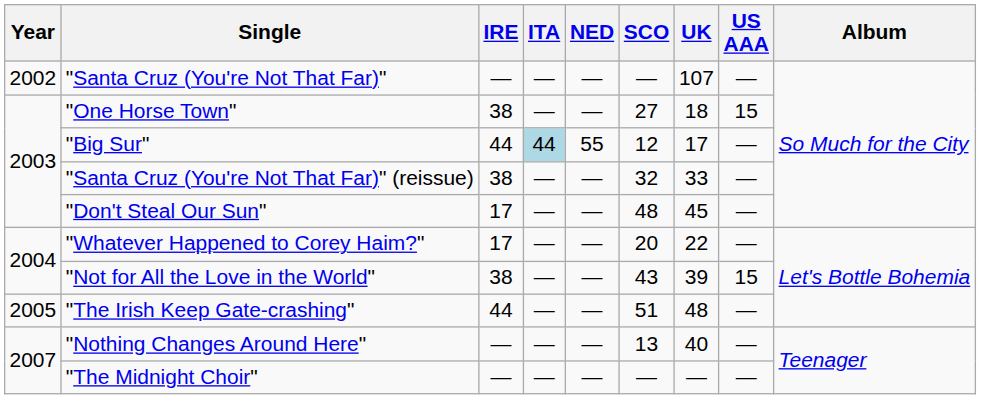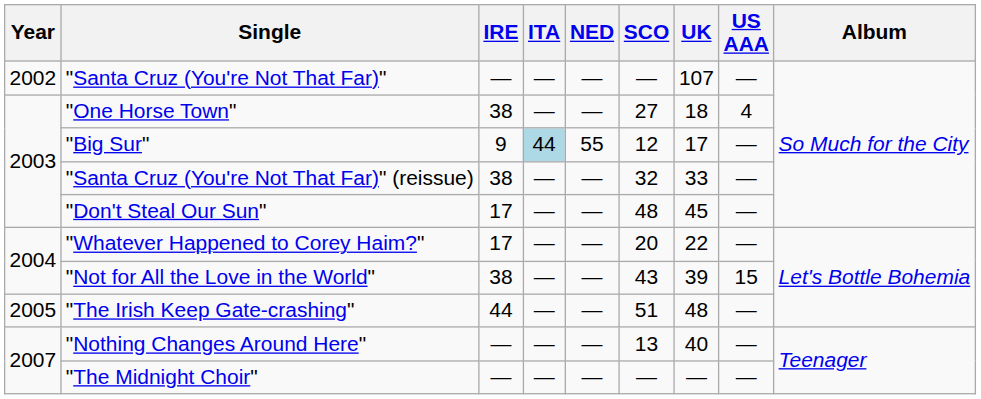(746, 111) 15 -> (746, 111) 4
(501, 144) 44 -> (501, 144) 9
